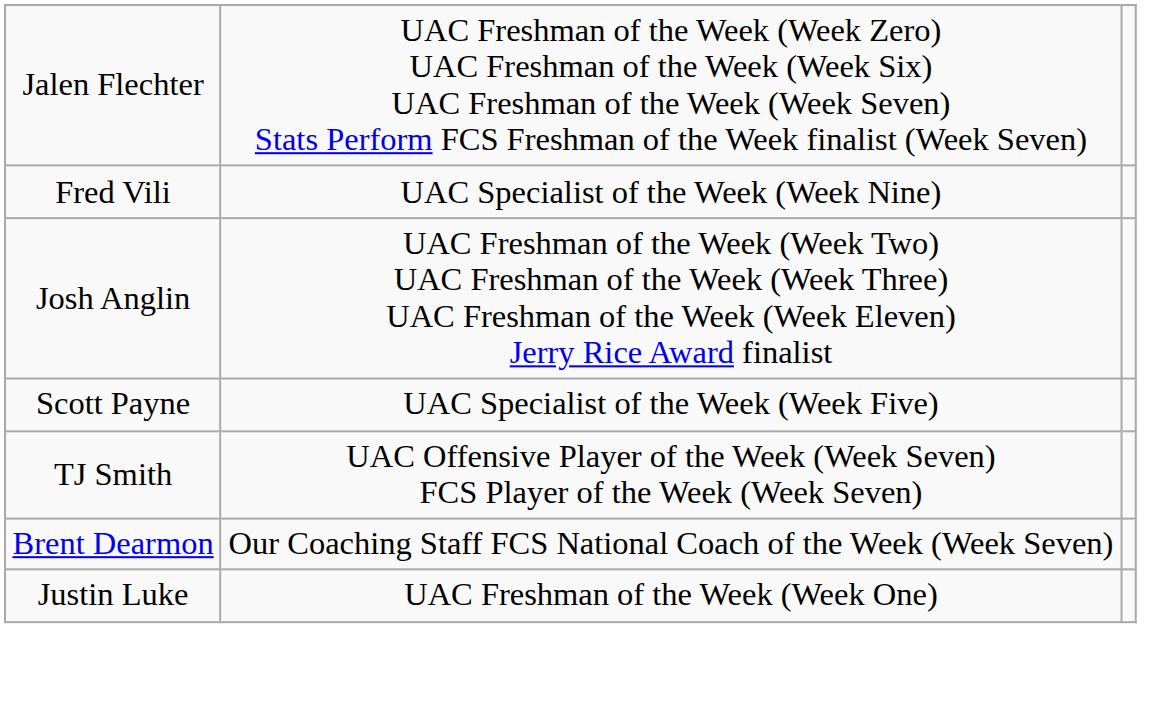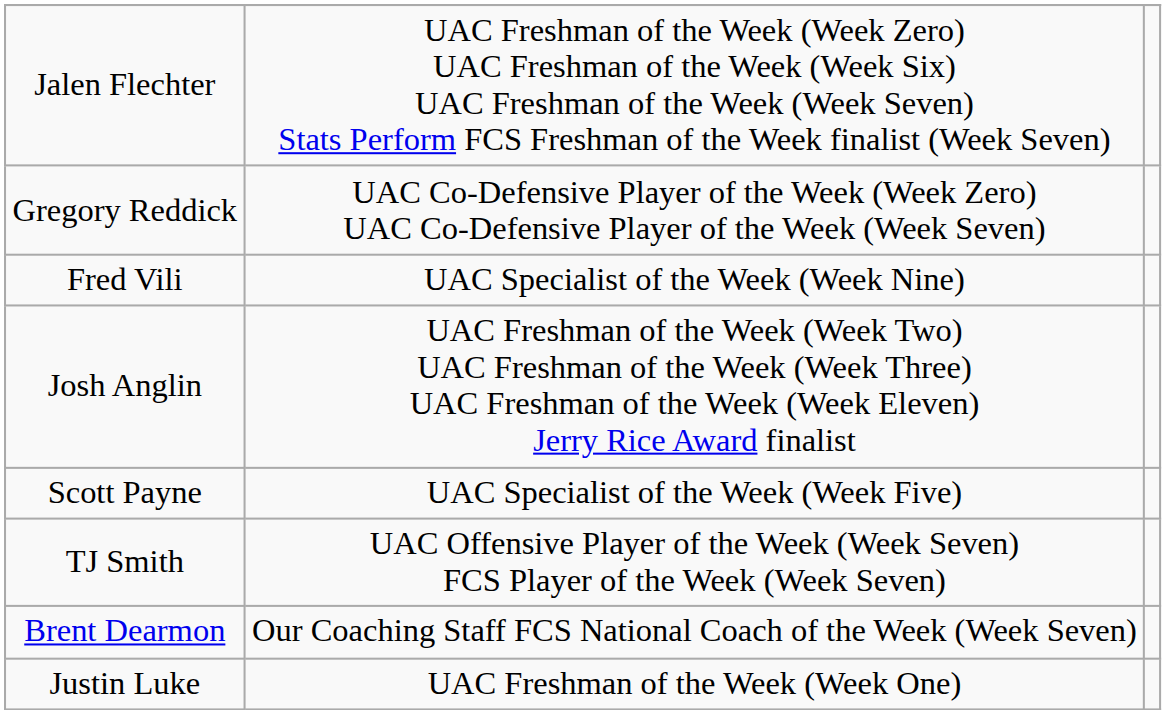+ row: (125, 209)
